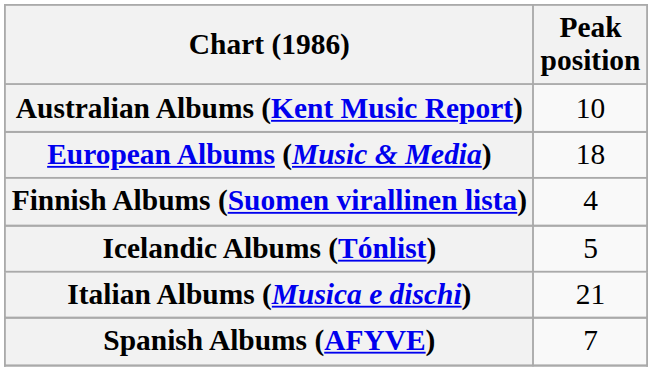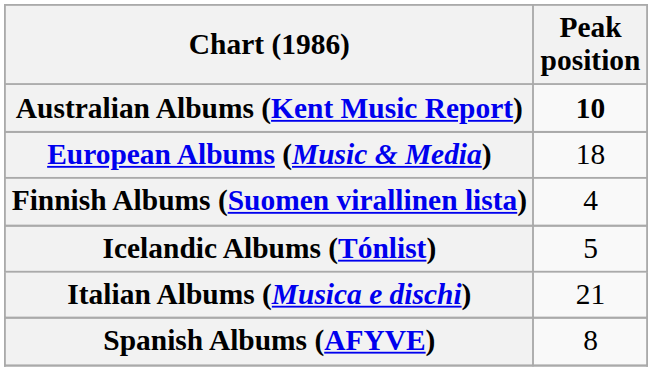(591, 107) normal -> (591, 107) bold
(591, 341) 7 -> (591, 341) 8
